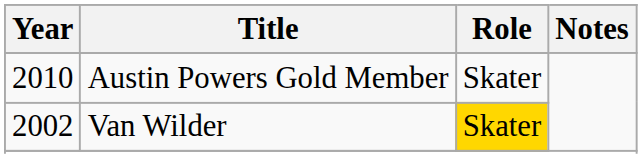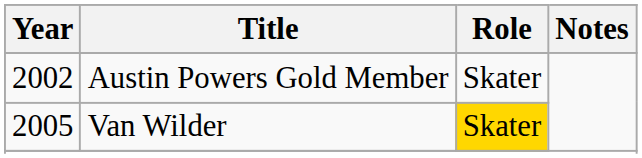(43, 77) 2010 -> (43, 77) 2002
(43, 126) 2002 -> (43, 126) 2005
